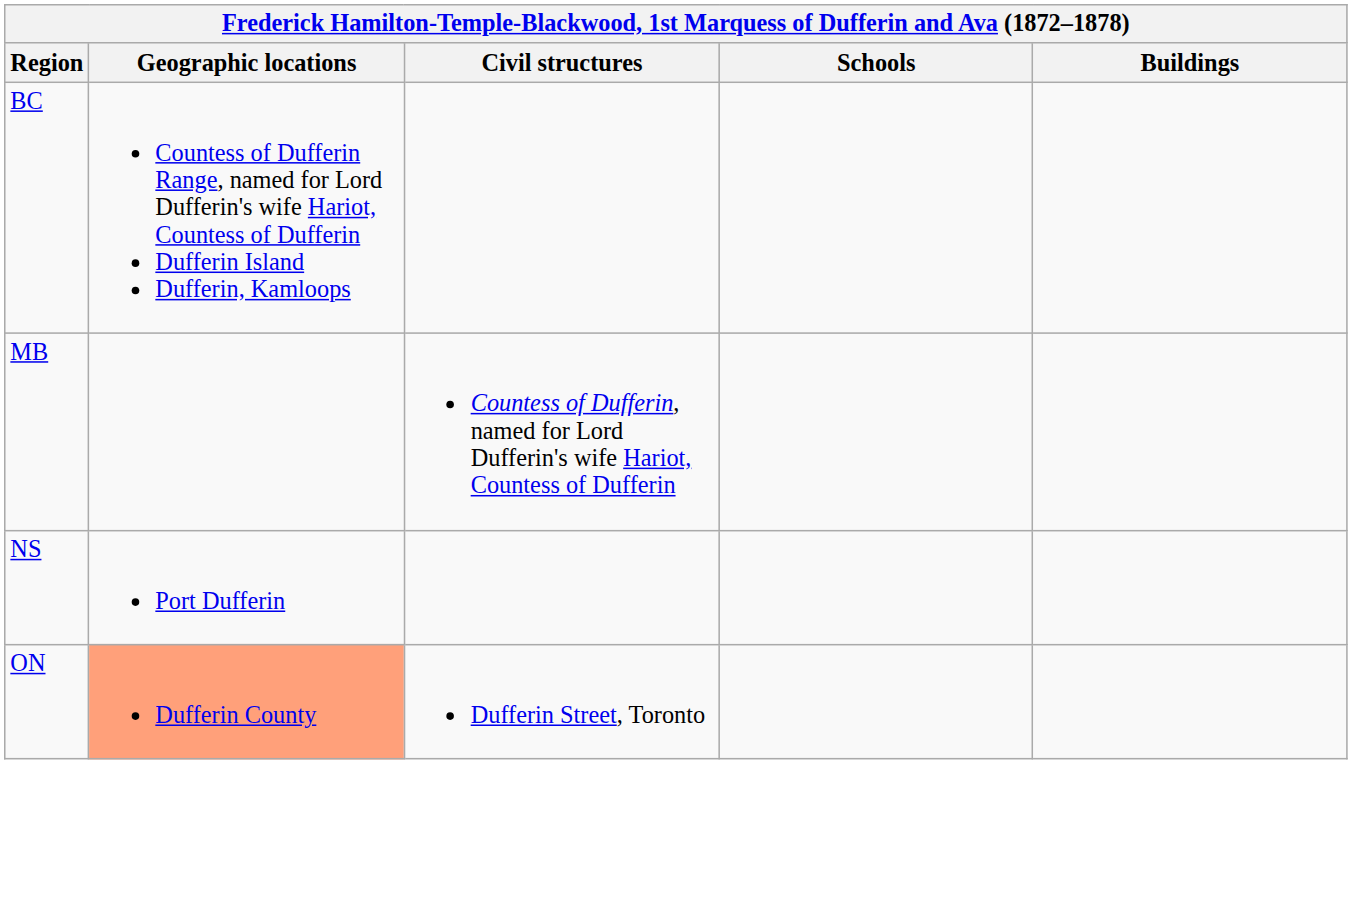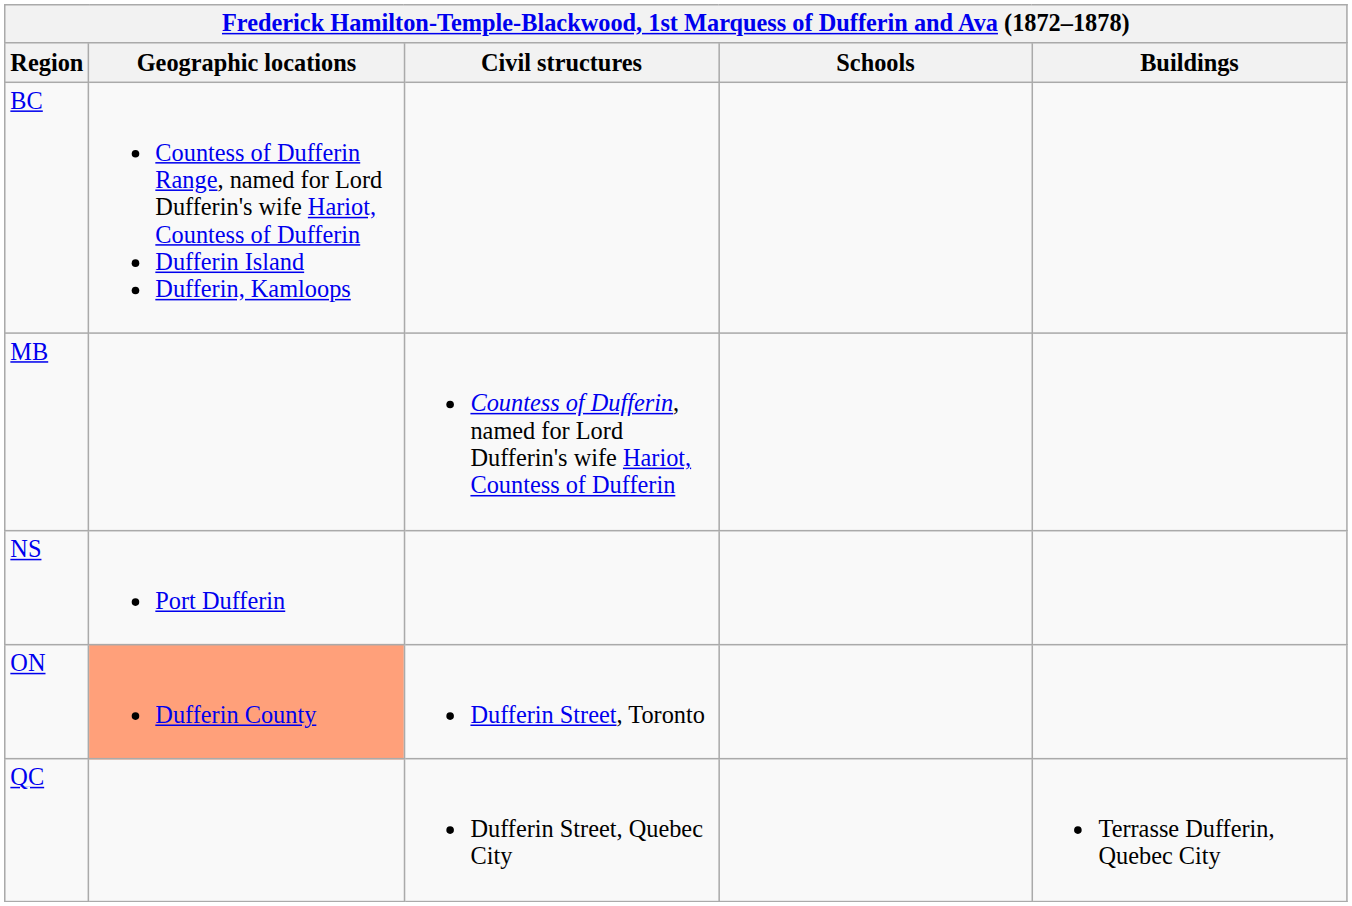+ row: (27, 778)
